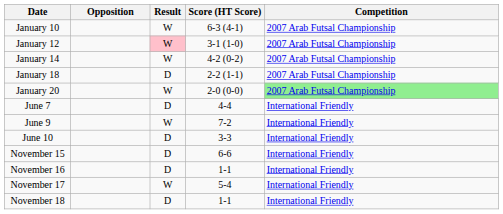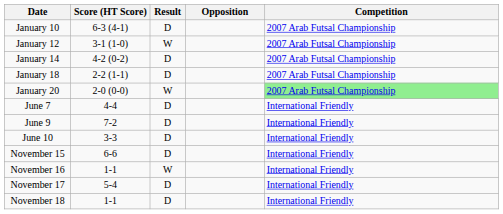columns swapped: (110, 12) <-> (225, 12)
(168, 28) W -> (168, 28) D
(168, 43) pink background -> (168, 43) no background
(168, 59) W -> (168, 59) D
(168, 122) W -> (168, 122) D
(168, 169) D -> (168, 169) W
(168, 185) W -> (168, 185) D
